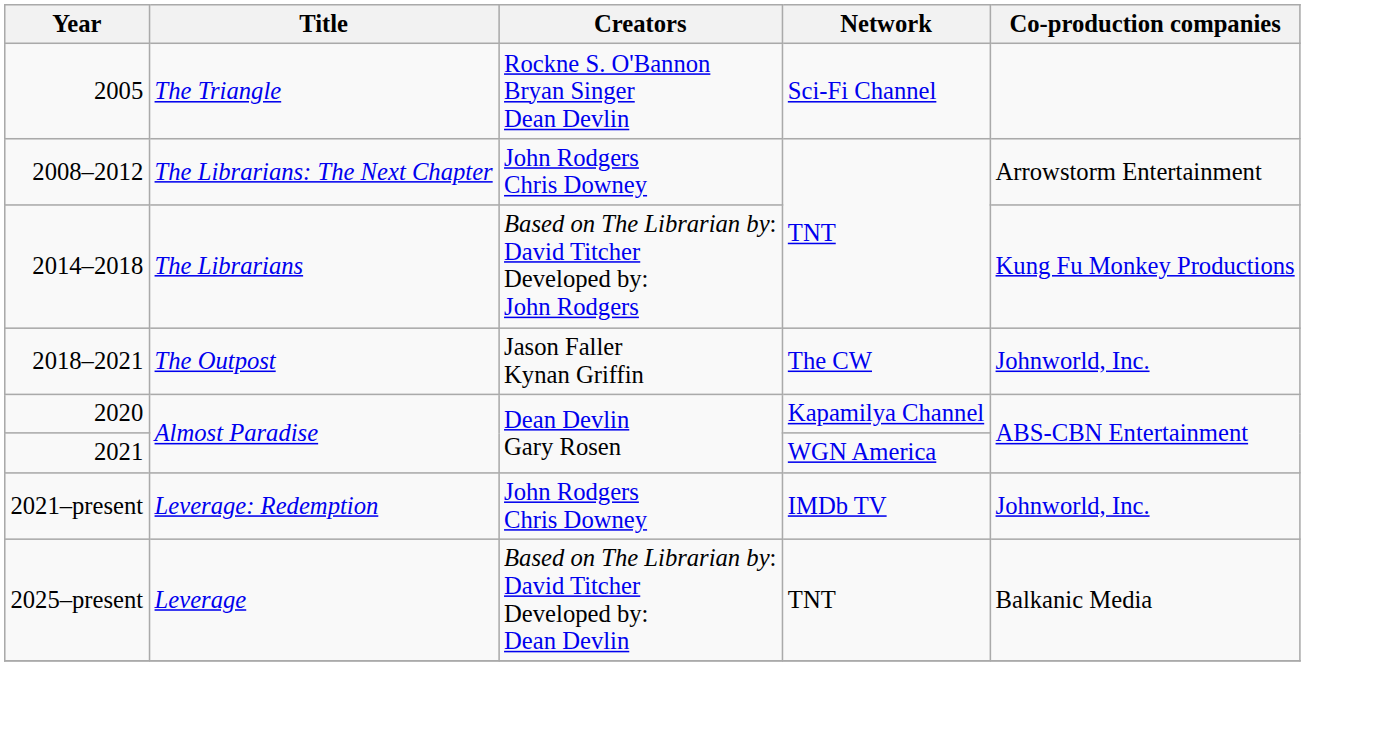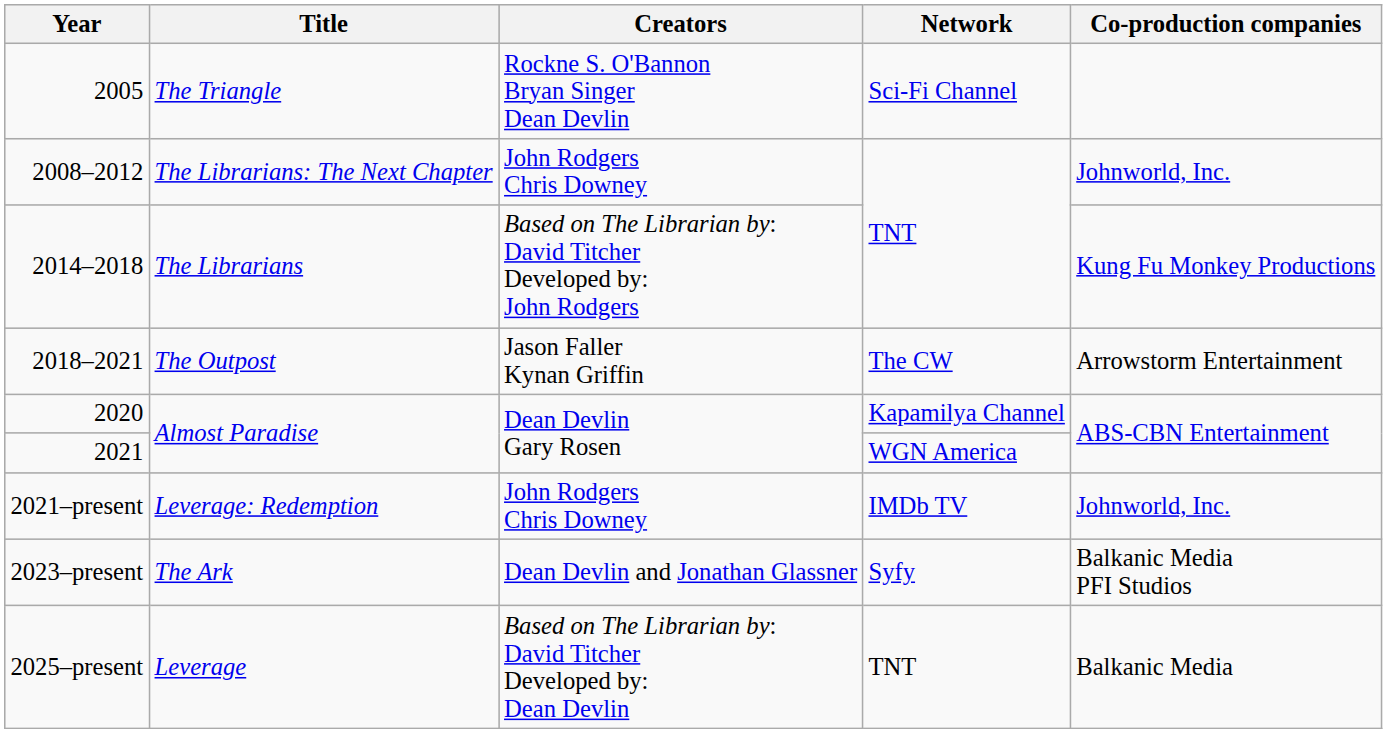(1129, 171) Arrowstorm Entertainment -> (1153, 171) Johnworld, Inc.
(1073, 360) Johnworld, Inc. -> (1209, 360) Arrowstorm Entertainment
+ row: (77, 572)
